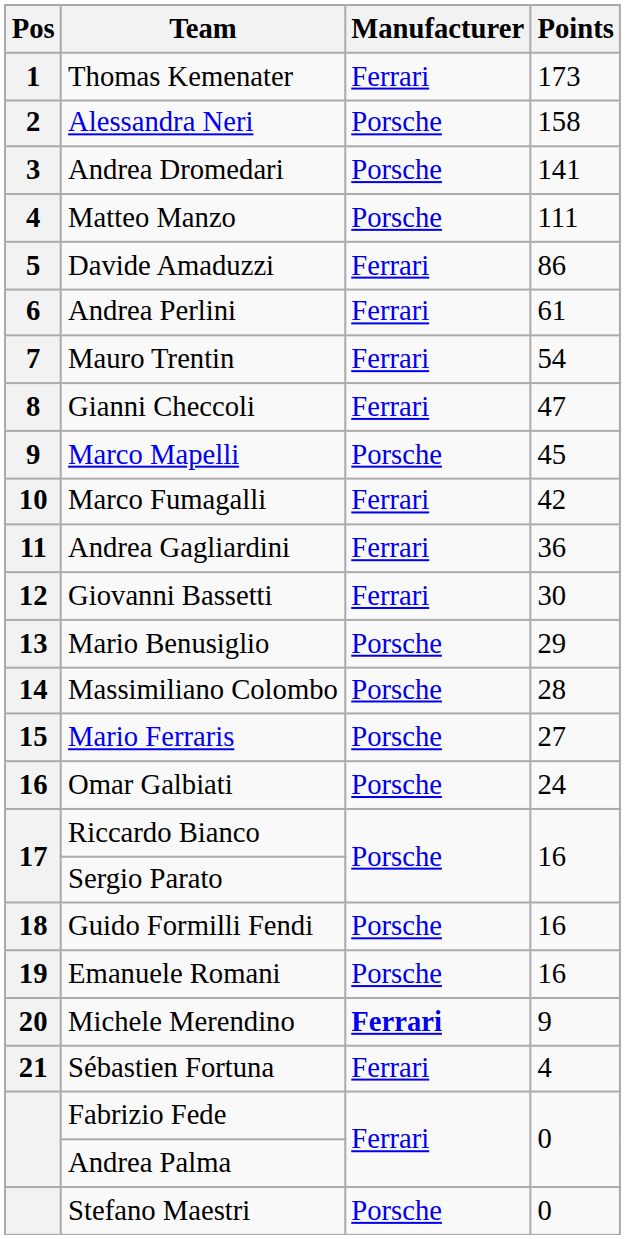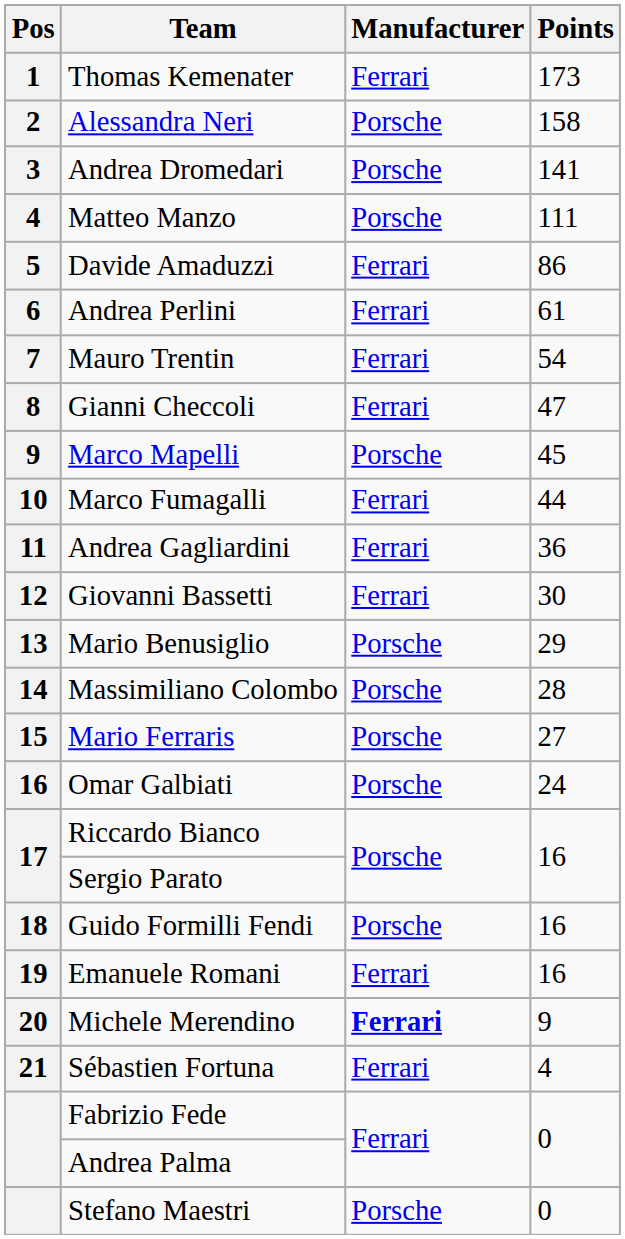(552, 501) 42 -> (552, 501) 44
(397, 973) Porsche -> (390, 973) Ferrari
